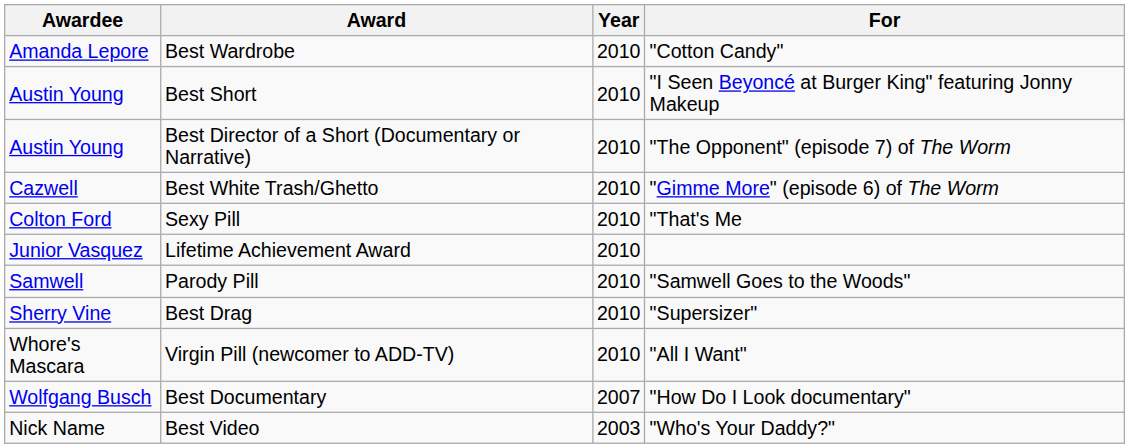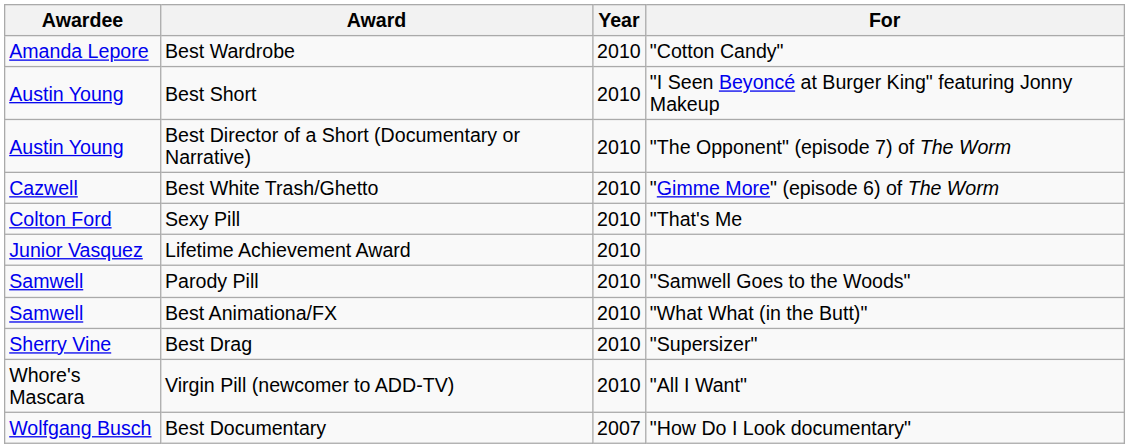+ row: (251, 313)
- row: (212, 428)
